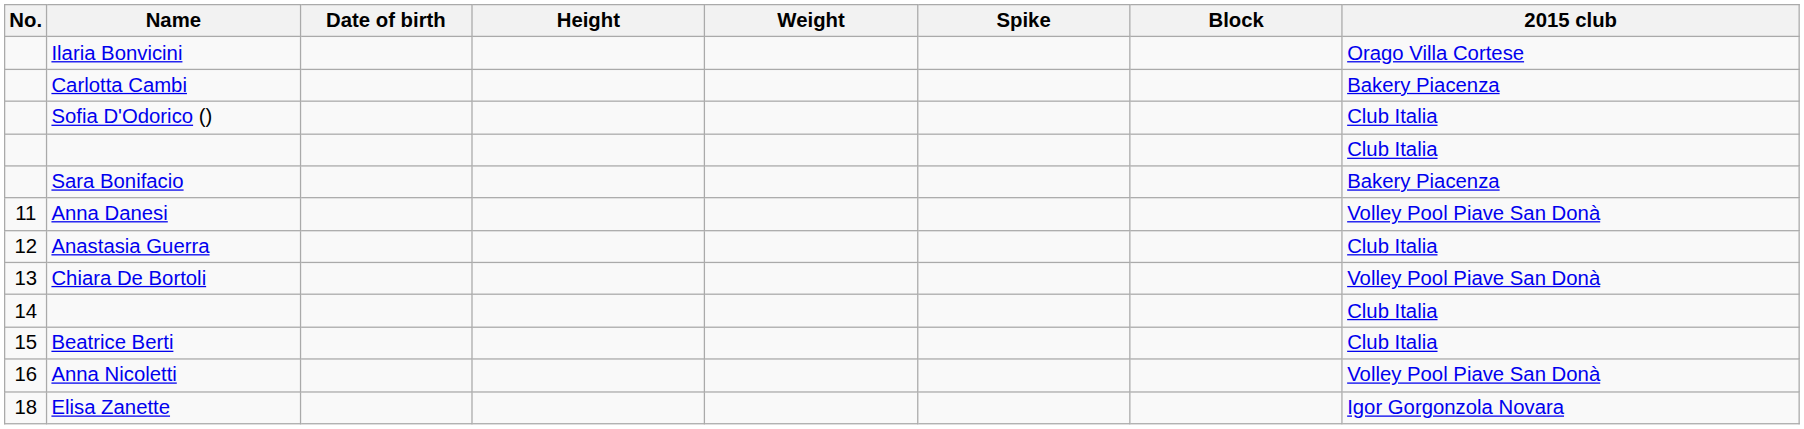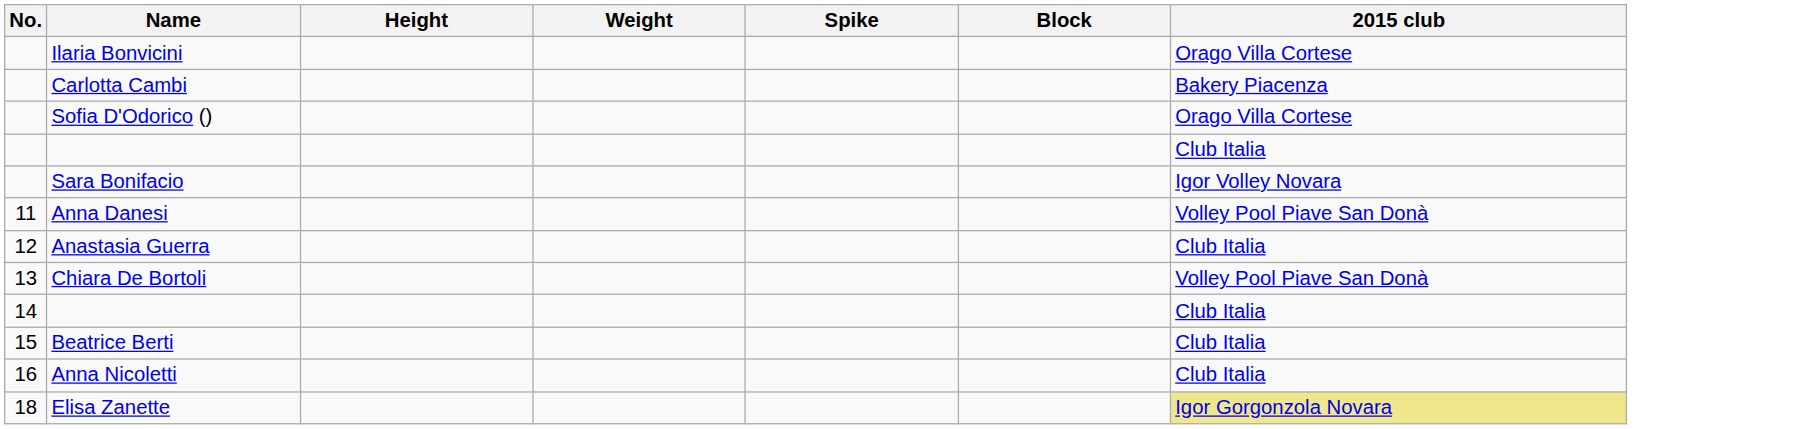- column: (386, 20)
(1392, 117) Club Italia -> (1264, 117) Orago Villa Cortese
(1423, 181) Bakery Piacenza -> (1258, 181) Igor Volley Novara
(1474, 375) Volley Pool Piave San Donà -> (1220, 375) Club Italia
(1456, 407) no background -> (1284, 407) khaki background
